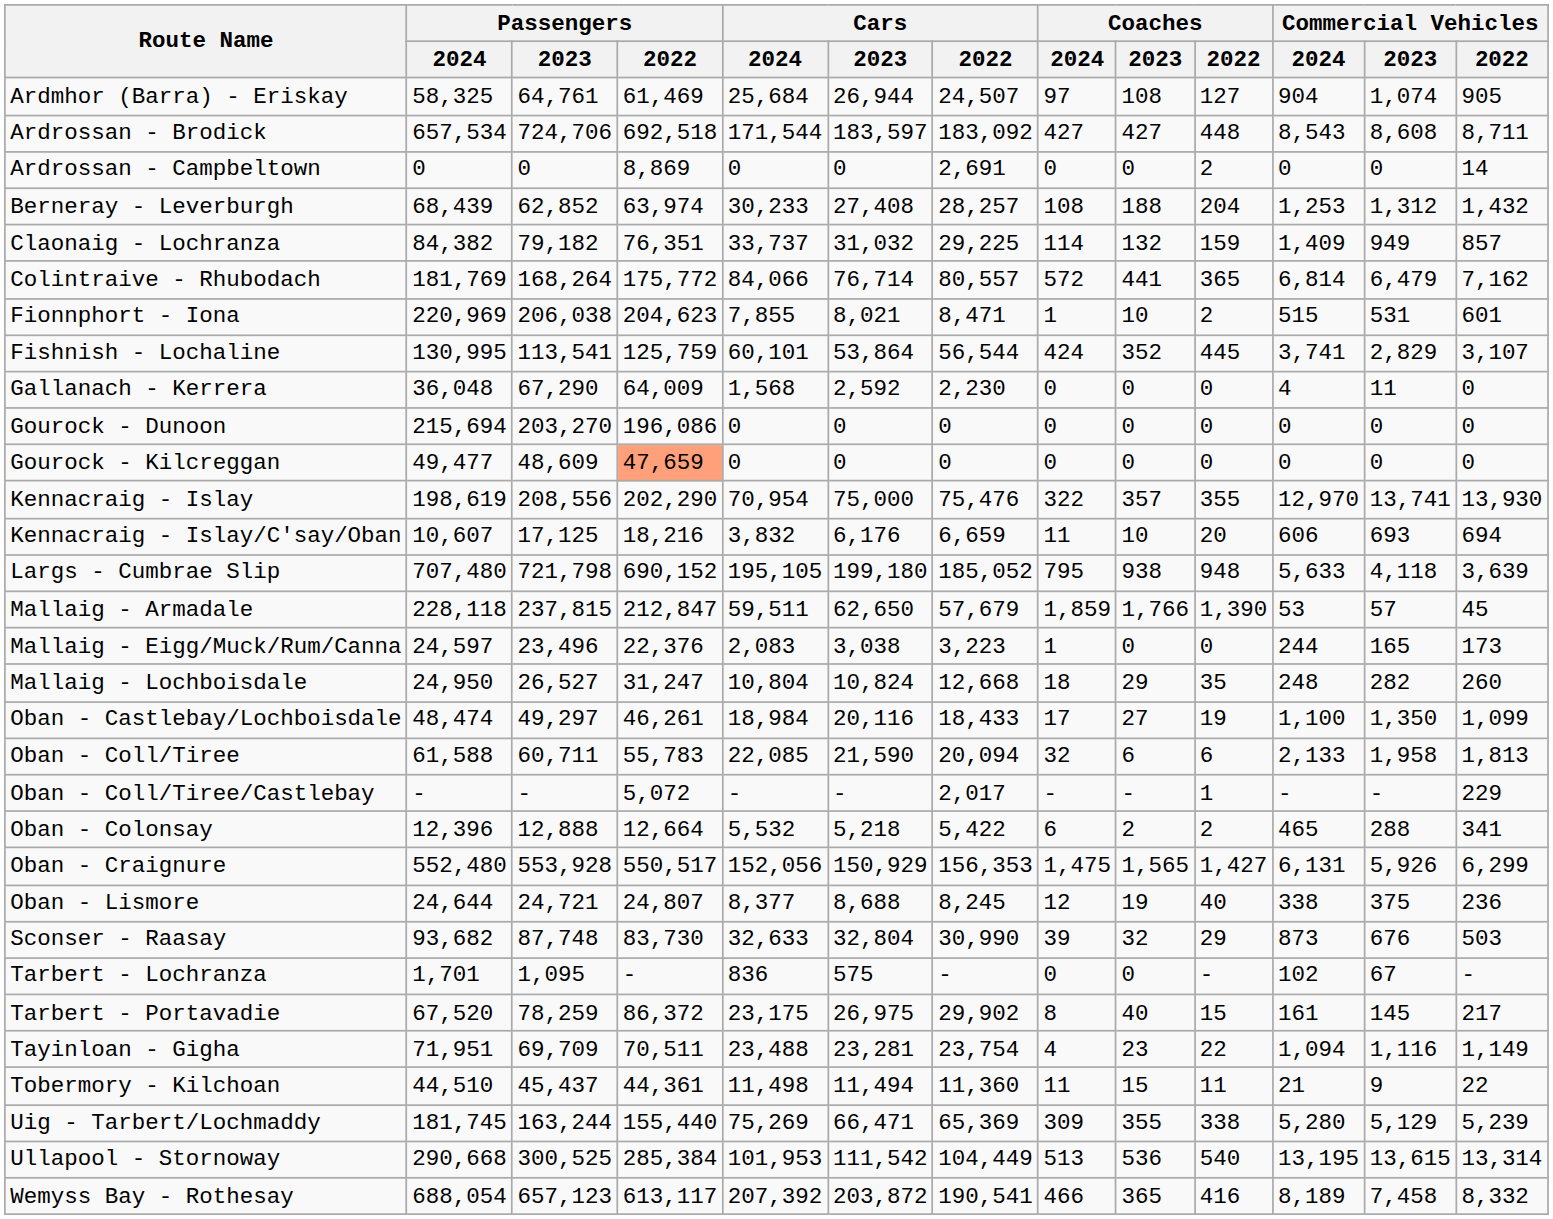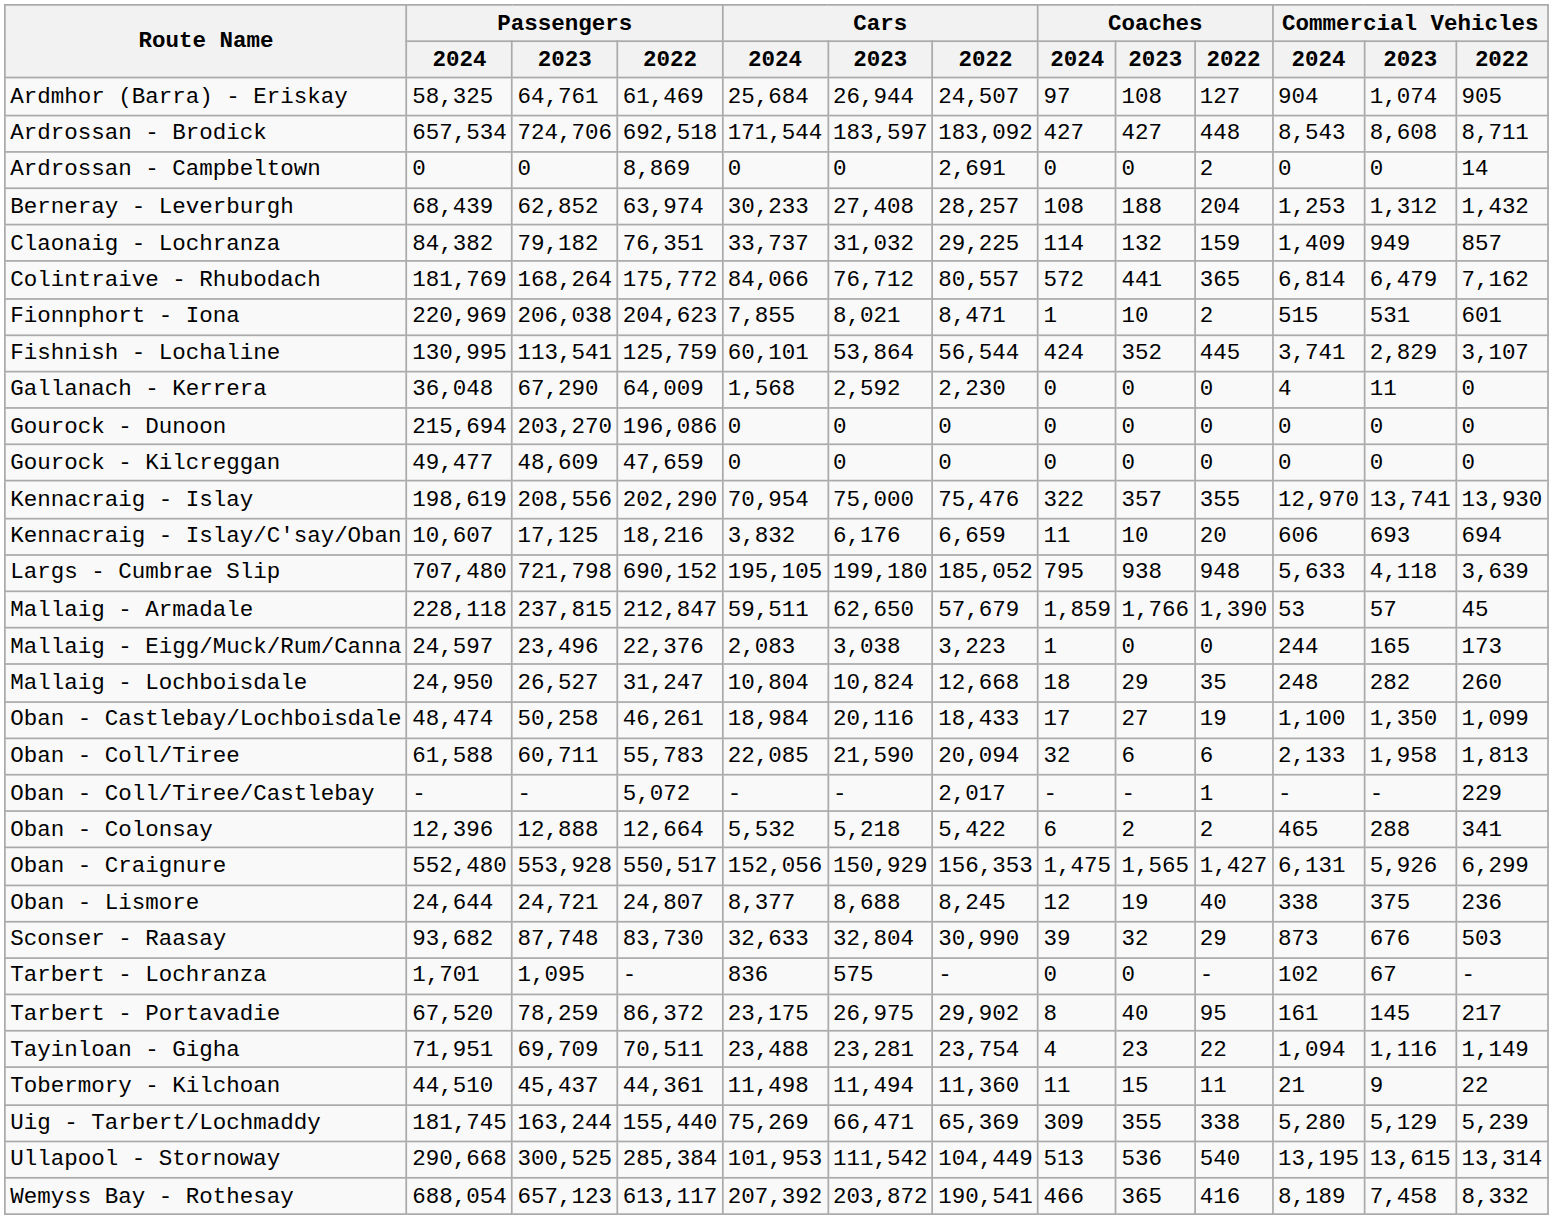(874, 280) 76,714 -> (874, 280) 76,712
(663, 463) lightsalmon background -> (663, 463) no background
(558, 720) 49,297 -> (558, 720) 50,258
(1213, 1013) 15 -> (1213, 1013) 95
